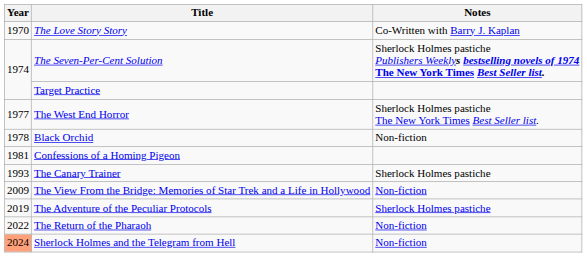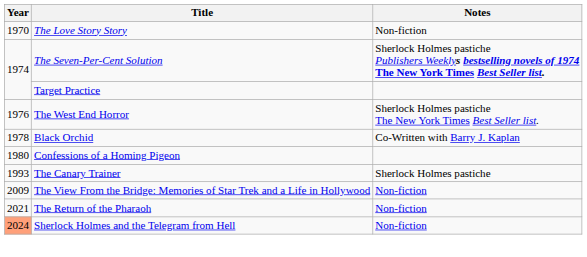(448, 30) Co-Written with Barry J. Kaplan -> (401, 30) Non-fiction
(18, 114) 1977 -> (18, 114) 1976
(401, 138) Non-fiction -> (448, 138) Co-Written with Barry J. Kaplan
(18, 155) 1981 -> (18, 155) 1980
- row: (123, 208)
(18, 225) 2022 -> (18, 208) 2021
